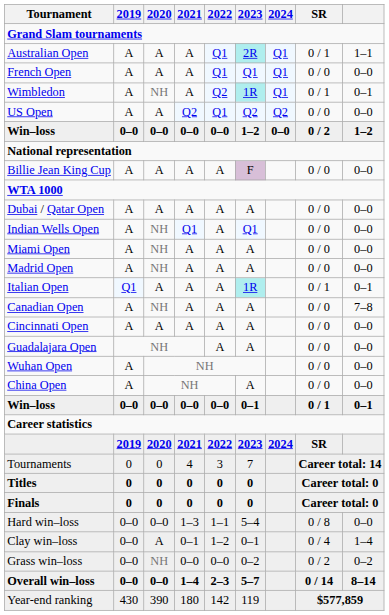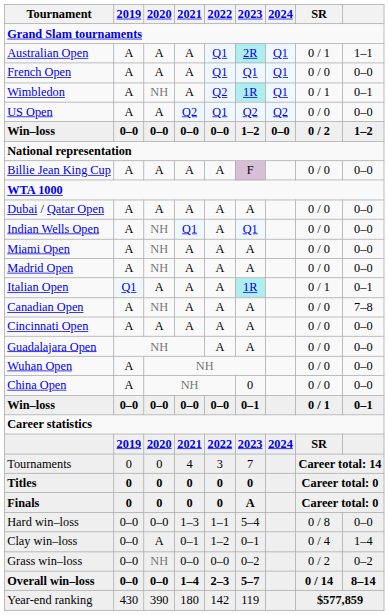(250, 385) A -> (250, 385) 0
(250, 502) 0 -> (250, 502) A
